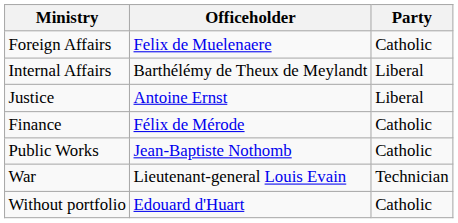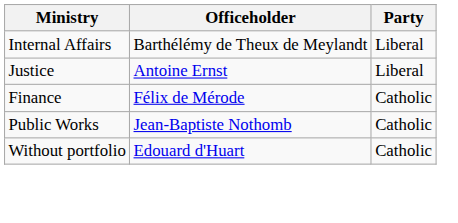- row: (60, 44)
- row: (22, 177)
